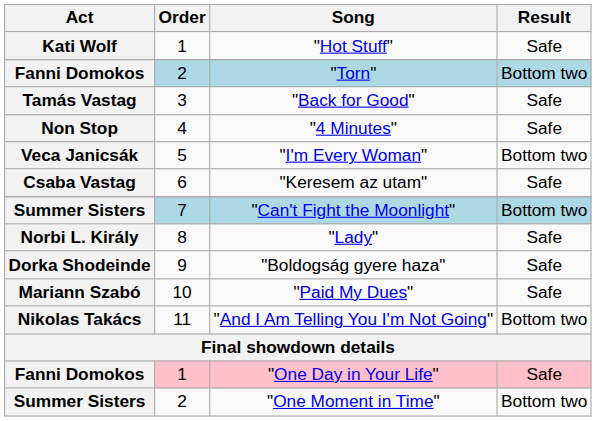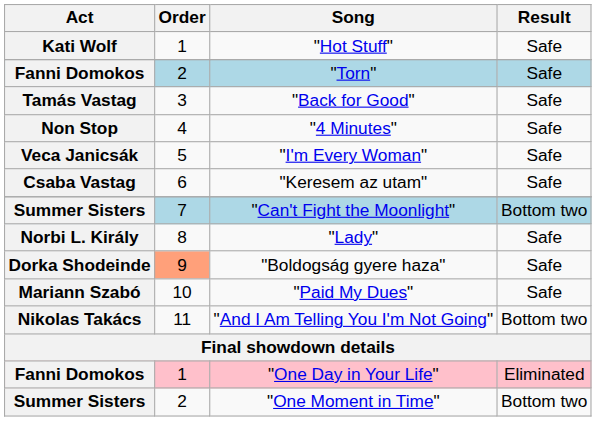(544, 73) Bottom two -> (544, 73) Safe
(544, 155) Bottom two -> (544, 155) Safe
(182, 264) no background -> (182, 264) lightsalmon background
(544, 374) Safe -> (544, 374) Eliminated
